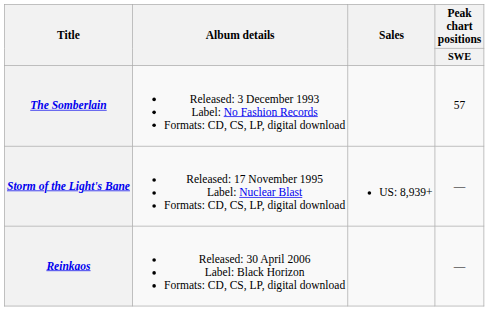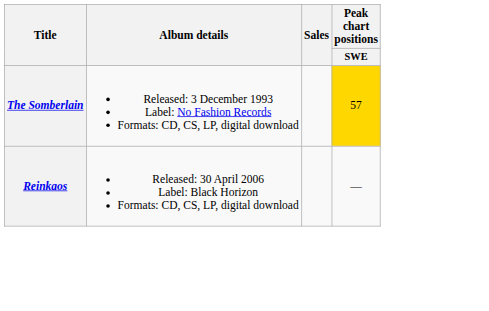(460, 105) no background -> (356, 105) gold background
- row: (68, 186)
